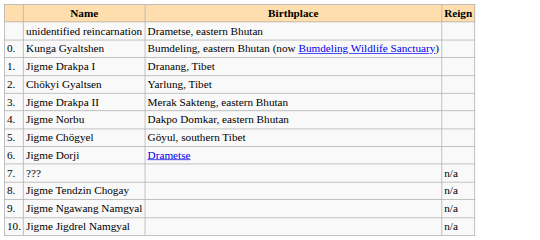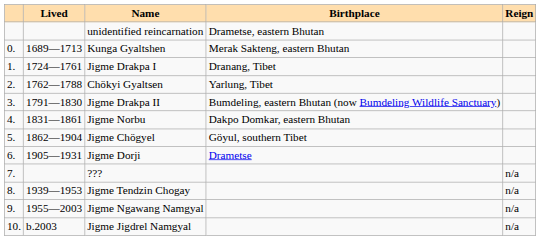+ column: (54, 13)
(293, 48) Bumdeling, eastern Bhutan (now Bumdeling Wildlife Sanctuary) -> (279, 48) Merak Sakteng, eastern Bhutan
(218, 102) Merak Sakteng, eastern Bhutan -> (354, 102) Bumdeling, eastern Bhutan (now Bumdeling Wildlife Sanctuary)
